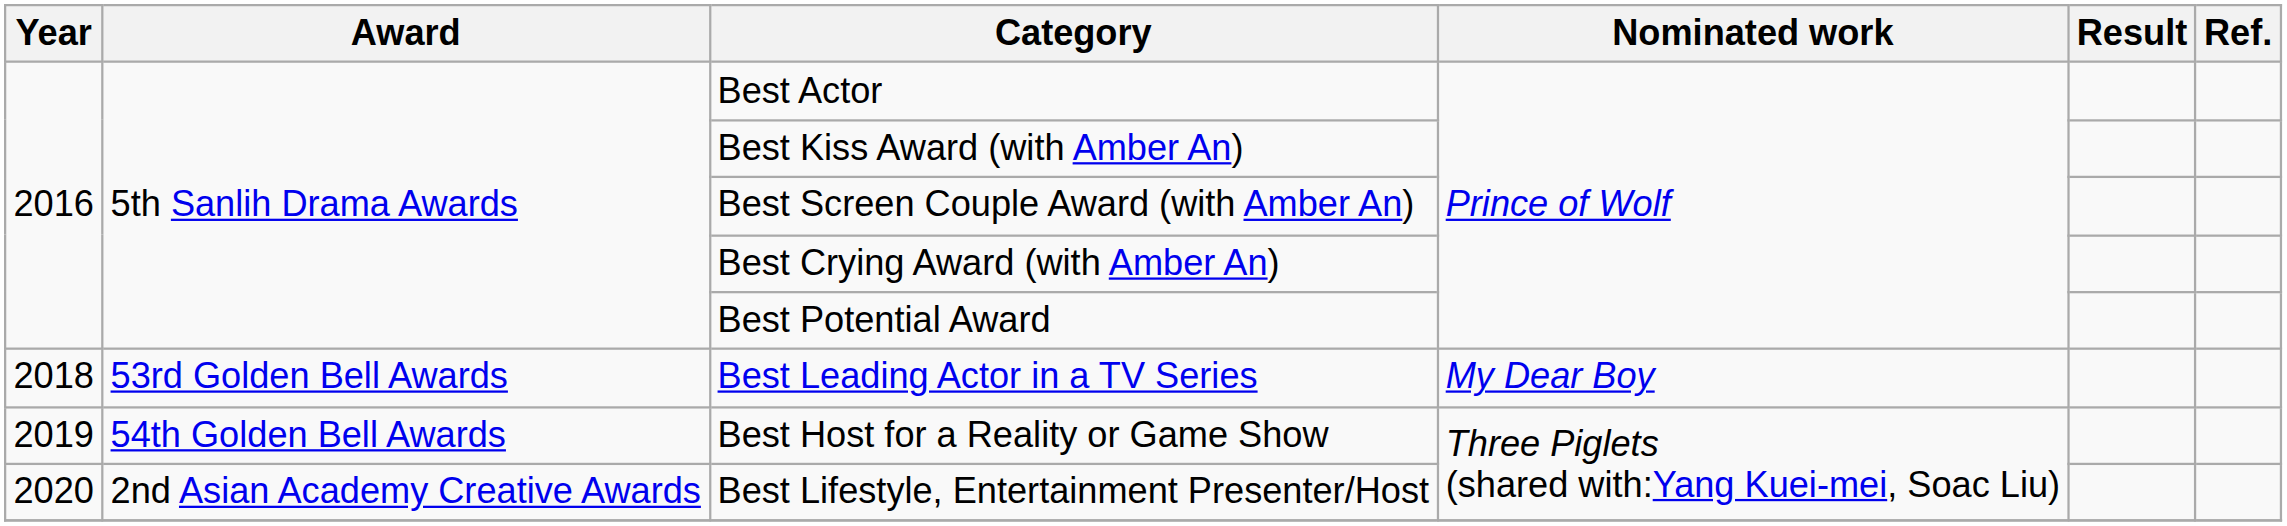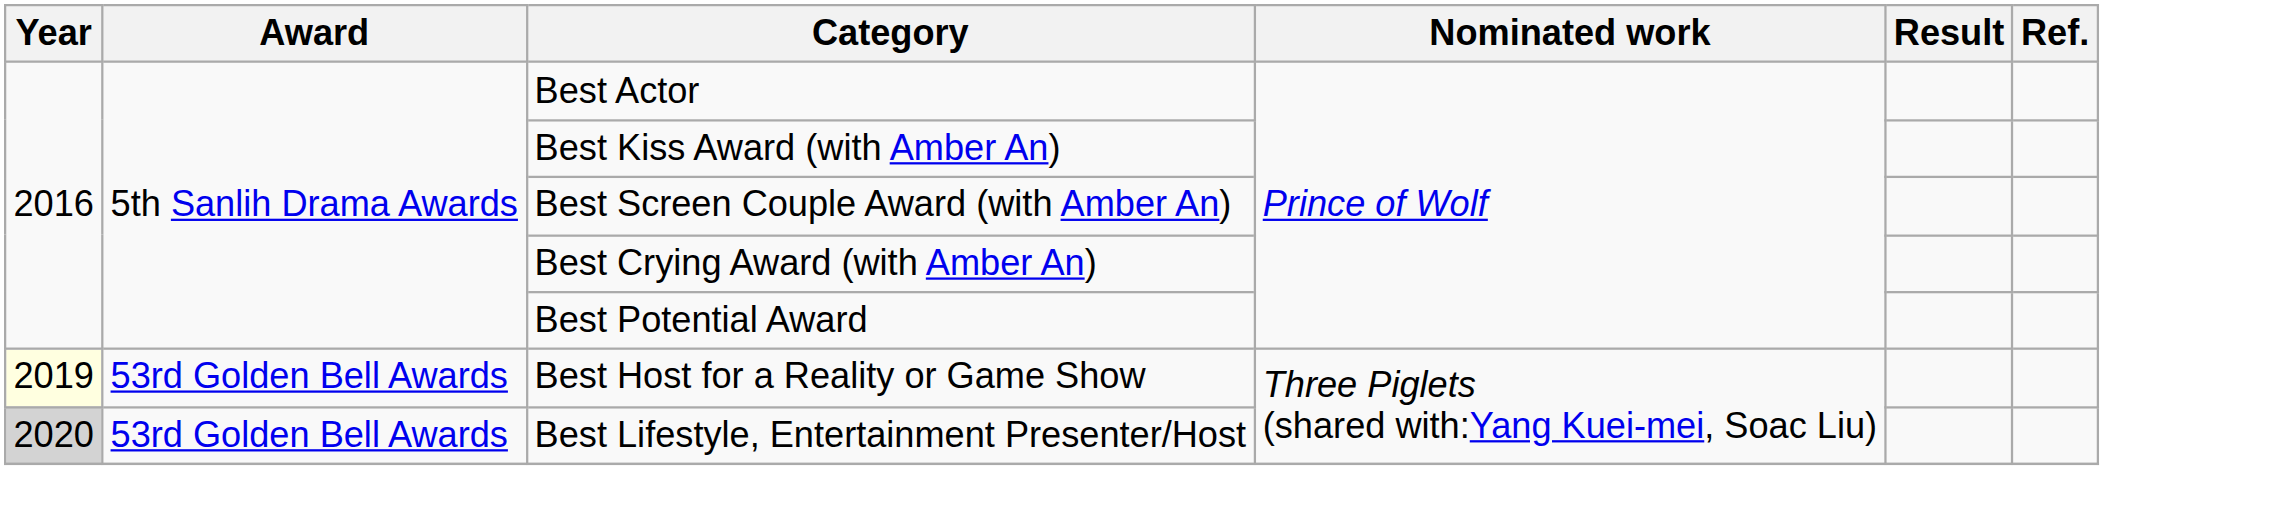- row: (988, 377)
(54, 434) no background -> (54, 377) lightyellow background
(308, 434) 54th Golden Bell Awards -> (309, 377) 53rd Golden Bell Awards
(54, 491) no background -> (54, 434) lightgrey background
(406, 491) 2nd Asian Academy Creative Awards -> (309, 434) 53rd Golden Bell Awards
